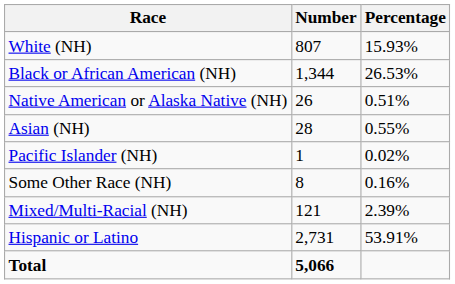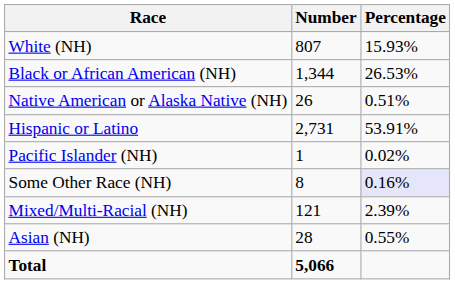rows swapped: (49, 127) <-> (73, 237)
(387, 182) no background -> (387, 182) lavender background
